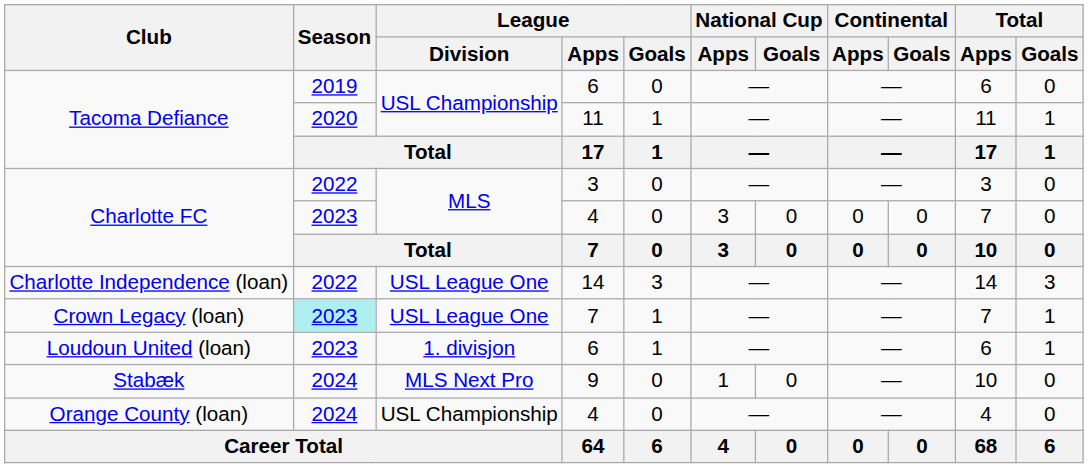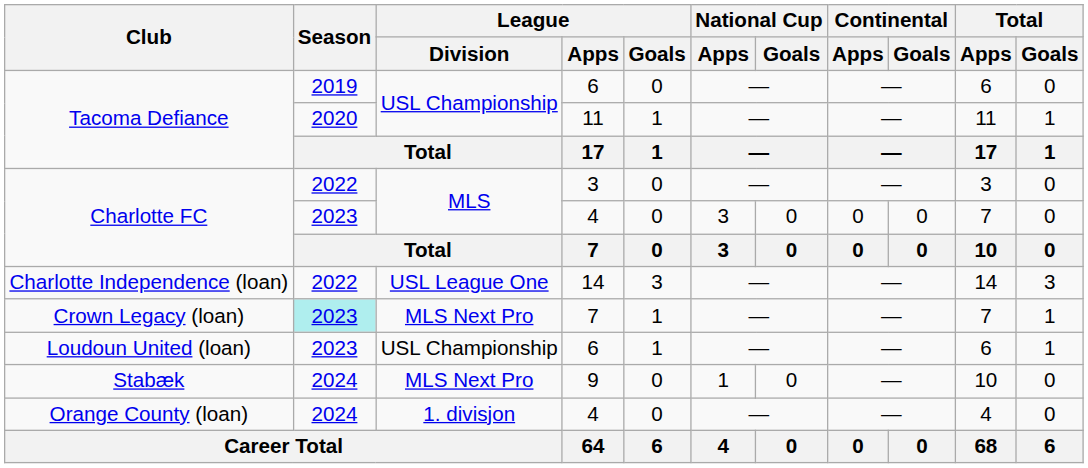(469, 315) USL League One -> (469, 315) MLS Next Pro
(469, 348) 1. divisjon -> (469, 348) USL Championship
(469, 413) USL Championship -> (469, 413) 1. divisjon
